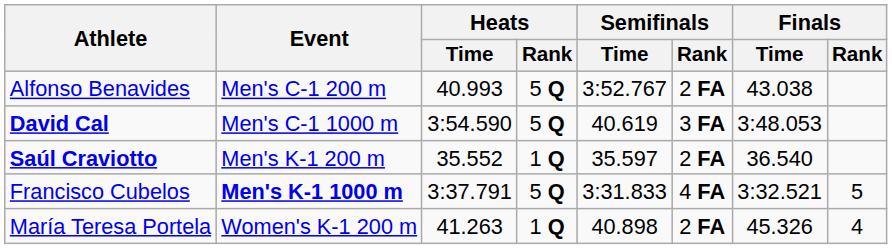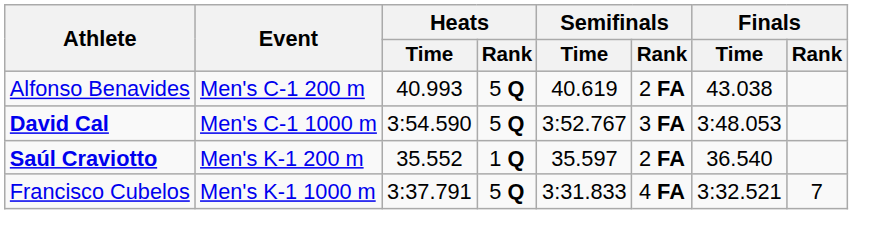(625, 89) 3:52.767 -> (584, 89) 40.619
(625, 123) 40.619 -> (584, 123) 3:52.767
(312, 192) bold -> (288, 192) normal
(857, 192) 5 -> (817, 192) 7
- row: (111, 227)
